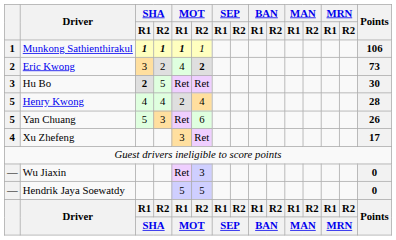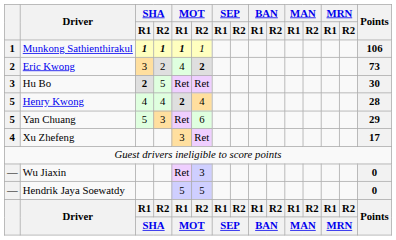(182, 101) normal -> (182, 101) bold
(374, 119) 26 -> (374, 119) 29
